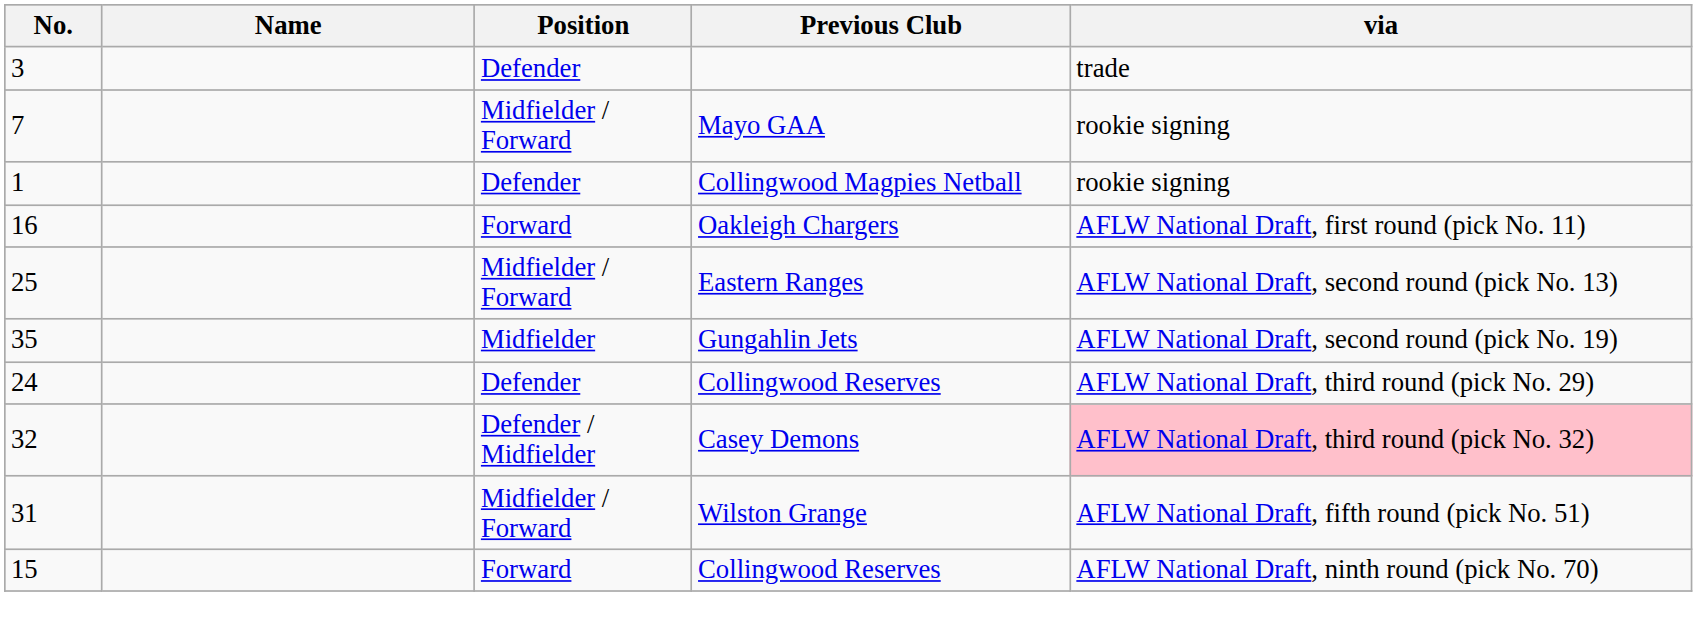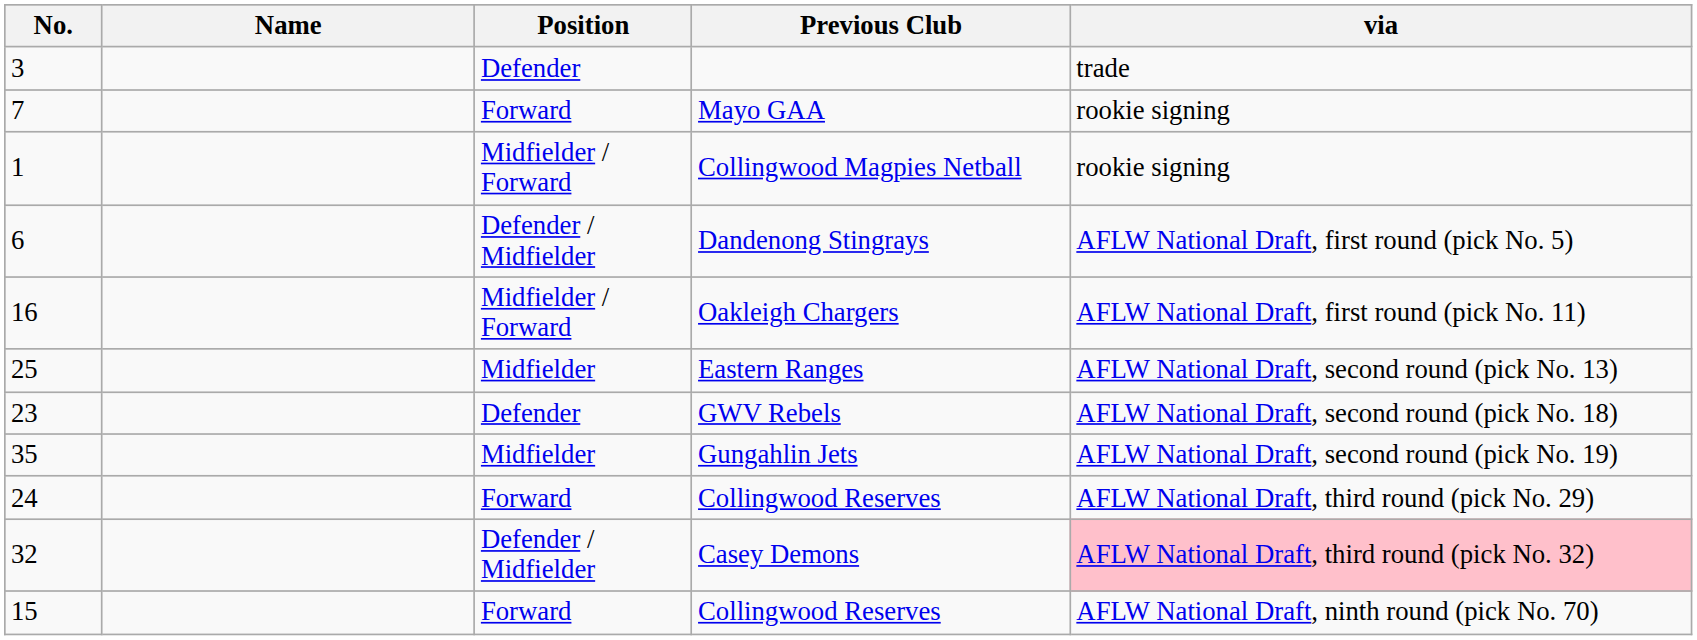(545, 125) Midfielder / Forward -> (526, 110) Forward
(531, 182) Defender -> (545, 167) Midfielder / Forward
+ row: (18, 240)
(526, 225) Forward -> (545, 312) Midfielder / Forward
(545, 282) Midfielder / Forward -> (538, 370) Midfielder
+ row: (24, 412)
(531, 382) Defender -> (526, 497) Forward
- row: (24, 512)
